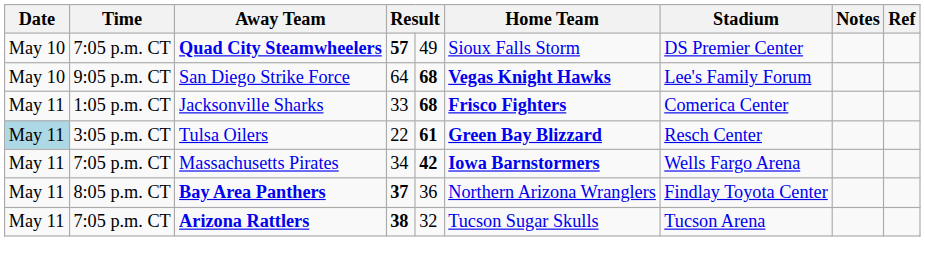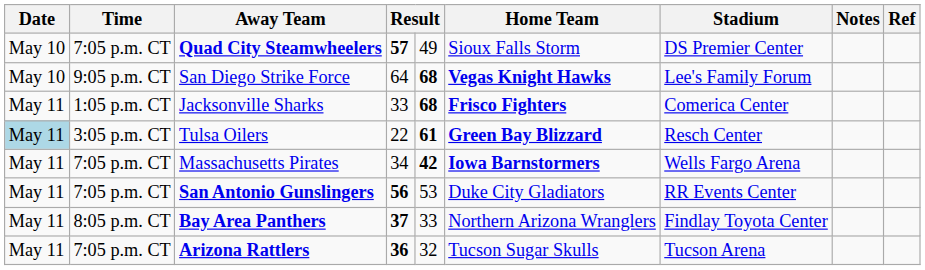+ row: (276, 192)
(428, 192) 36 -> (428, 221) 33
(399, 221) 38 -> (399, 250) 36
